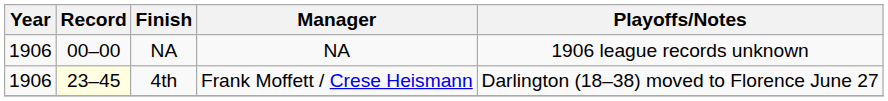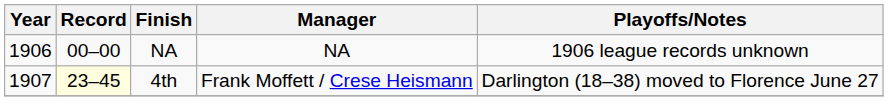(30, 80) 1906 -> (30, 80) 1907
